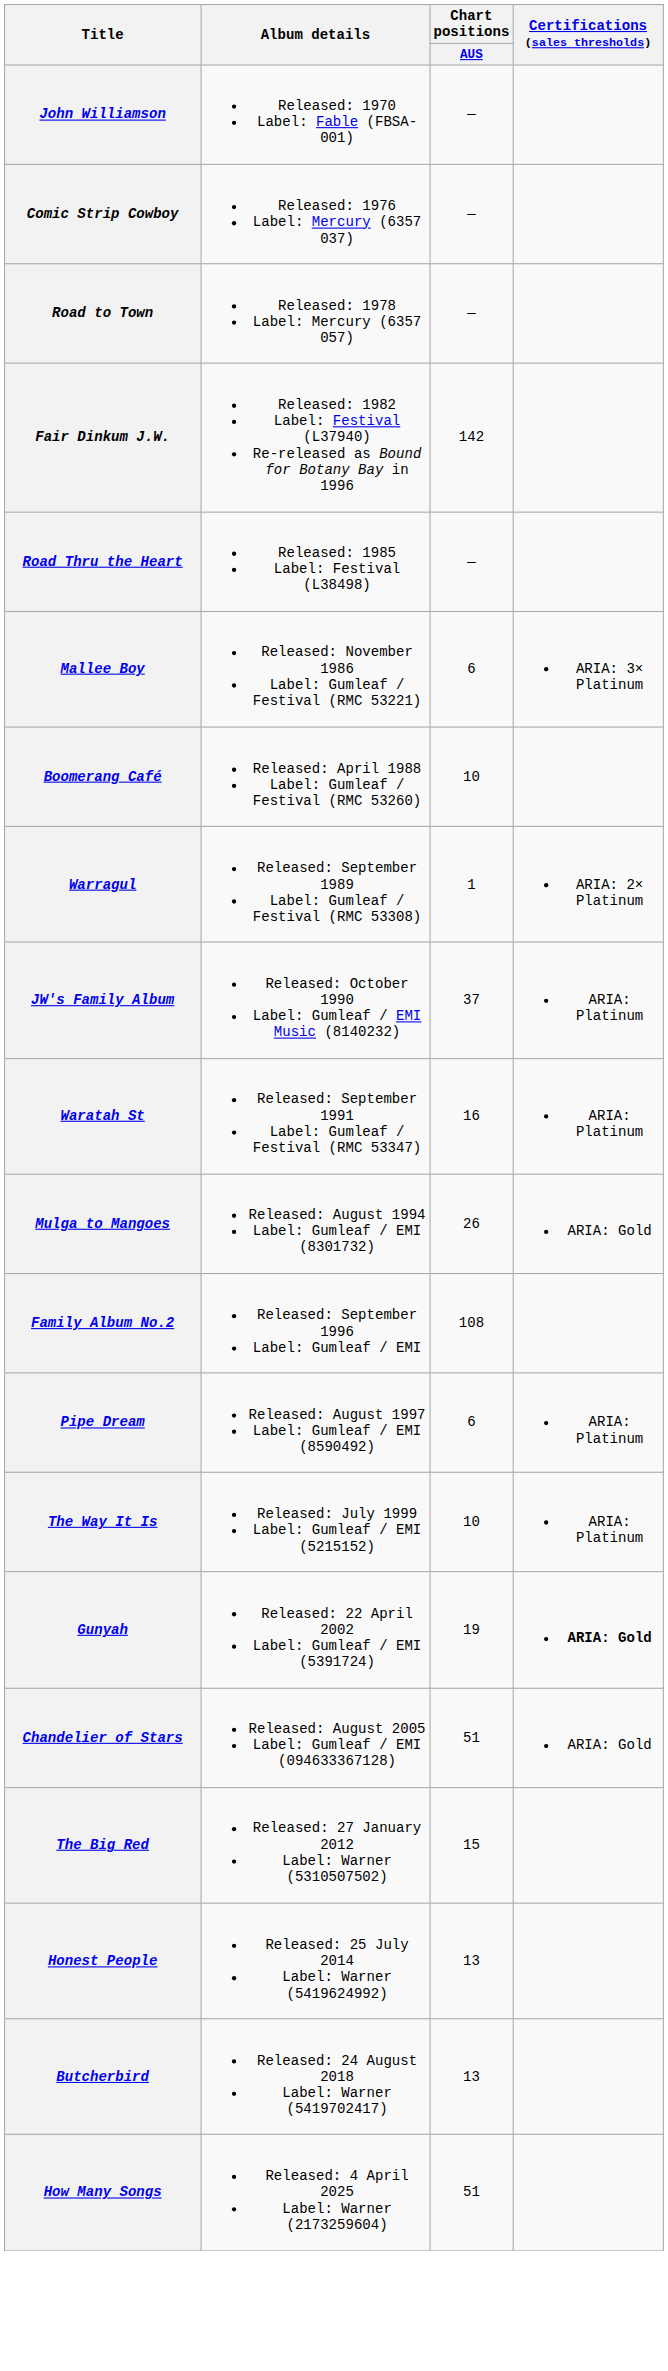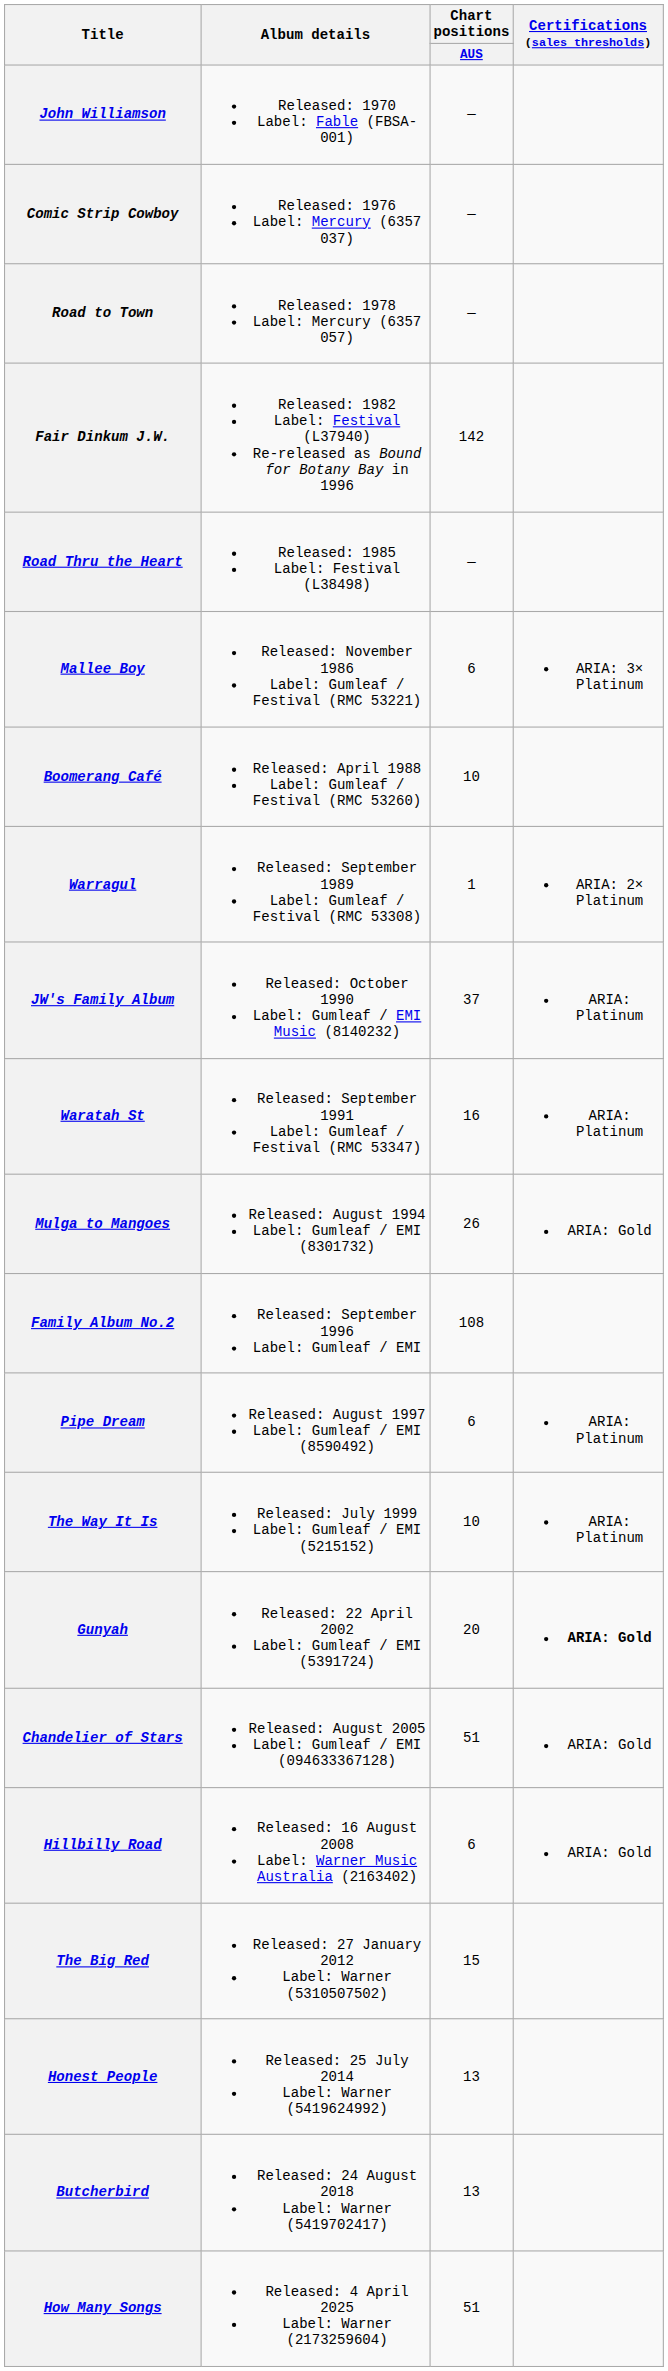(471, 1630) 19 -> (471, 1630) 20
+ row: (103, 1845)
